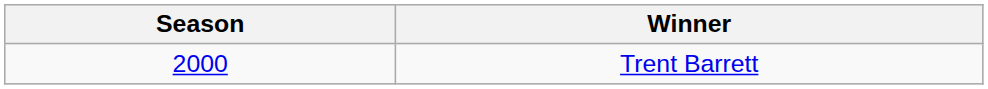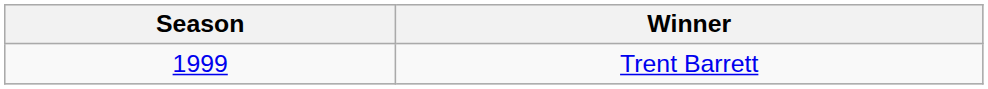(200, 63) 2000 -> (200, 63) 1999
